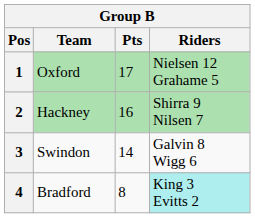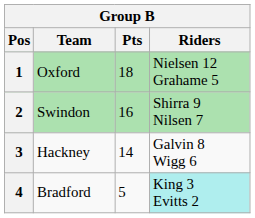(126, 71) 17 -> (126, 71) 18
(64, 112) Hackney -> (64, 112) Swindon
(64, 152) Swindon -> (64, 152) Hackney
(122, 192) 8 -> (122, 192) 5
